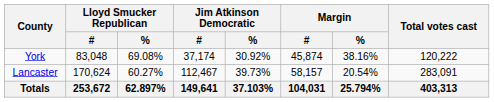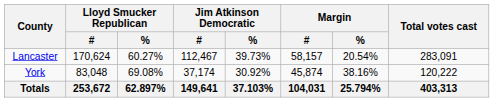rows swapped: (35, 72) <-> (35, 56)
